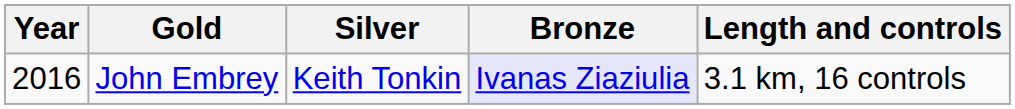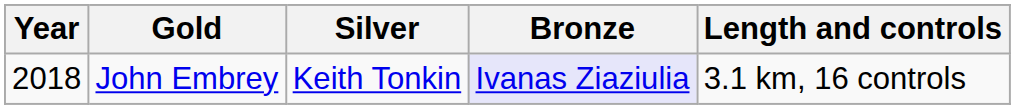(47, 78) 2016 -> (47, 78) 2018
